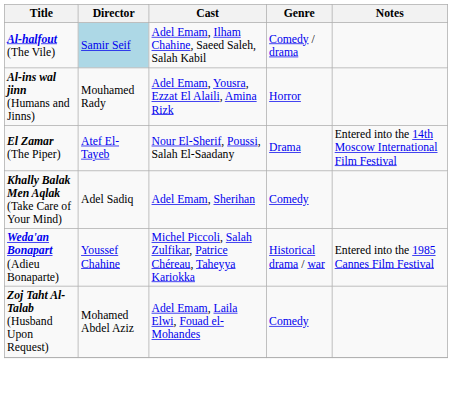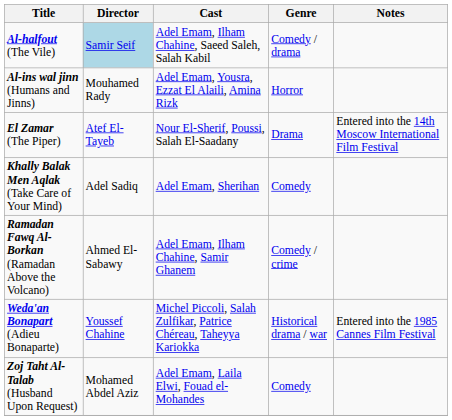+ row: (31, 257)
